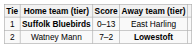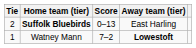(12, 24) 1 -> (12, 24) 2
(12, 37) 2 -> (12, 37) 1
